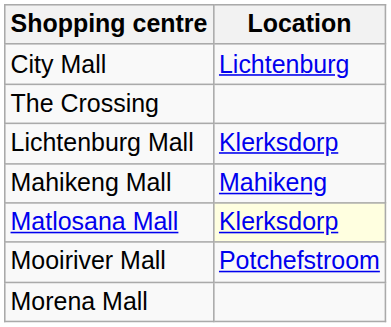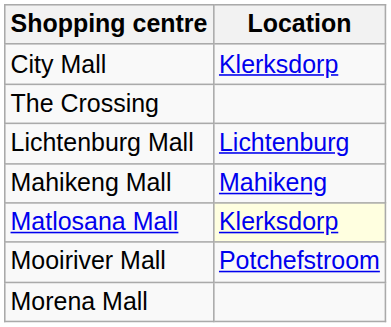(284, 63) Lichtenburg -> (279, 63) Klerksdorp
(279, 143) Klerksdorp -> (284, 143) Lichtenburg
